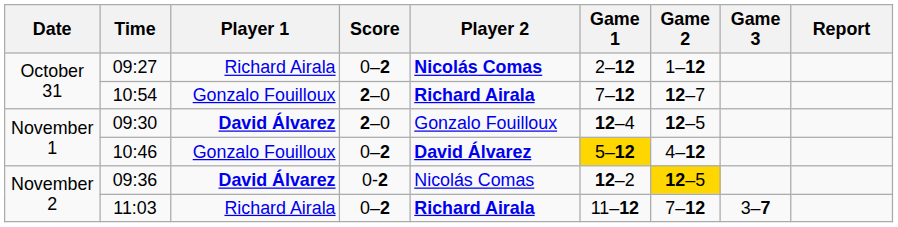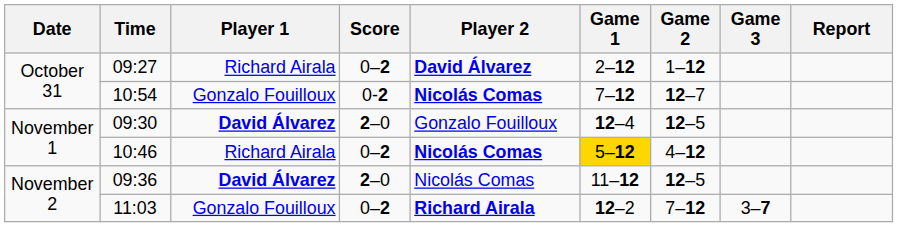(478, 67) Nicolás Comas -> (473, 67) David Álvarez
(375, 95) 2–0 -> (375, 95) 0-2
(474, 95) Richard Airala -> (478, 95) Nicolás Comas
(264, 152) Gonzalo Fouilloux -> (280, 152) Richard Airala
(473, 152) David Álvarez -> (478, 152) Nicolás Comas
(375, 180) 0-2 -> (375, 180) 2–0
(615, 180) 12–2 -> (615, 180) 11–12
(685, 180) gold background -> (685, 180) no background
(280, 208) Richard Airala -> (264, 208) Gonzalo Fouilloux
(615, 208) 11–12 -> (615, 208) 12–2
